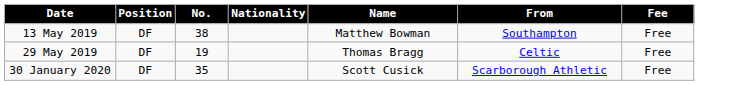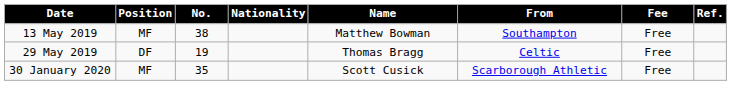+ column: (710, 14)
(145, 32) DF -> (145, 32) MF
(145, 70) DF -> (145, 70) MF
